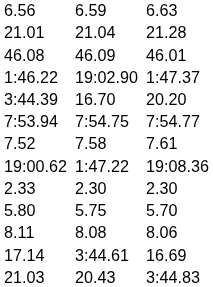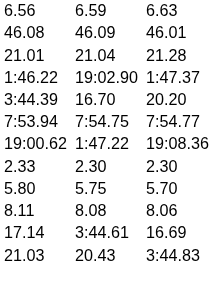rows swapped: (24, 33) <-> (24, 55)
- row: (20, 144)
